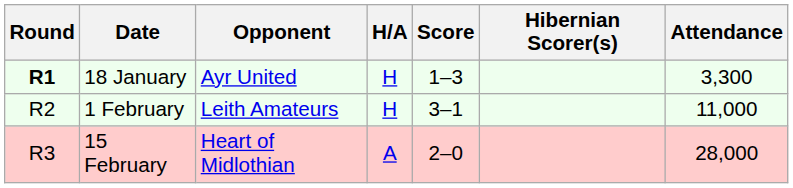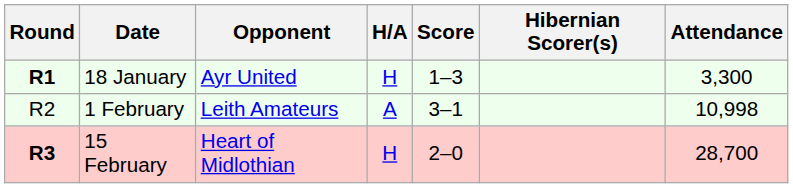(390, 109) H -> (390, 109) A
(727, 109) 11,000 -> (727, 109) 10,998
(42, 153) normal -> (42, 153) bold
(390, 153) A -> (390, 153) H
(727, 153) 28,000 -> (727, 153) 28,700
